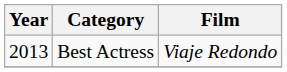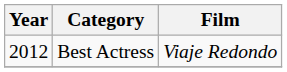(29, 50) 2013 -> (29, 50) 2012
